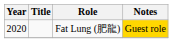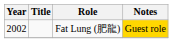(17, 29) 2020 -> (17, 29) 2002
